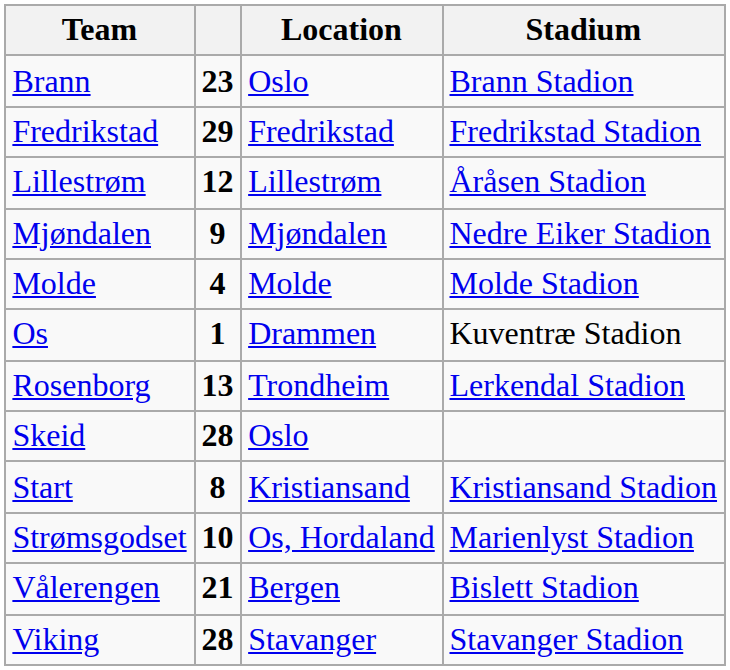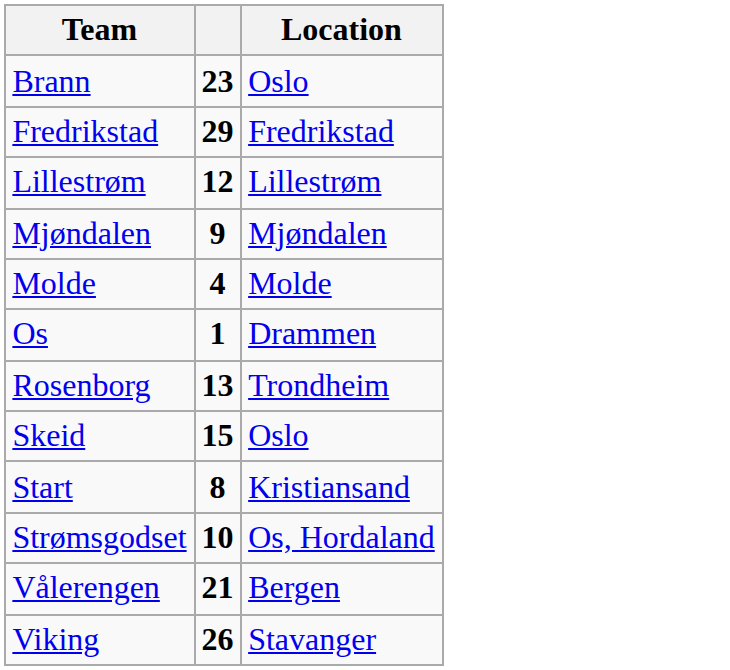- column: (583, 29)
(217, 435) 28 -> (217, 435) 15
(217, 638) 28 -> (217, 638) 26
